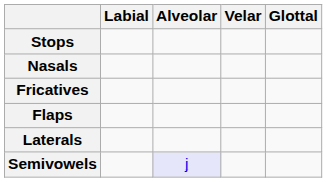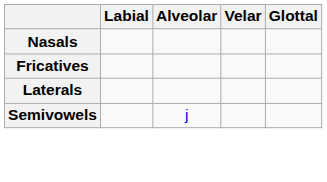- row: (52, 41)
- row: (52, 115)
(187, 164) lavender background -> (187, 115) no background
